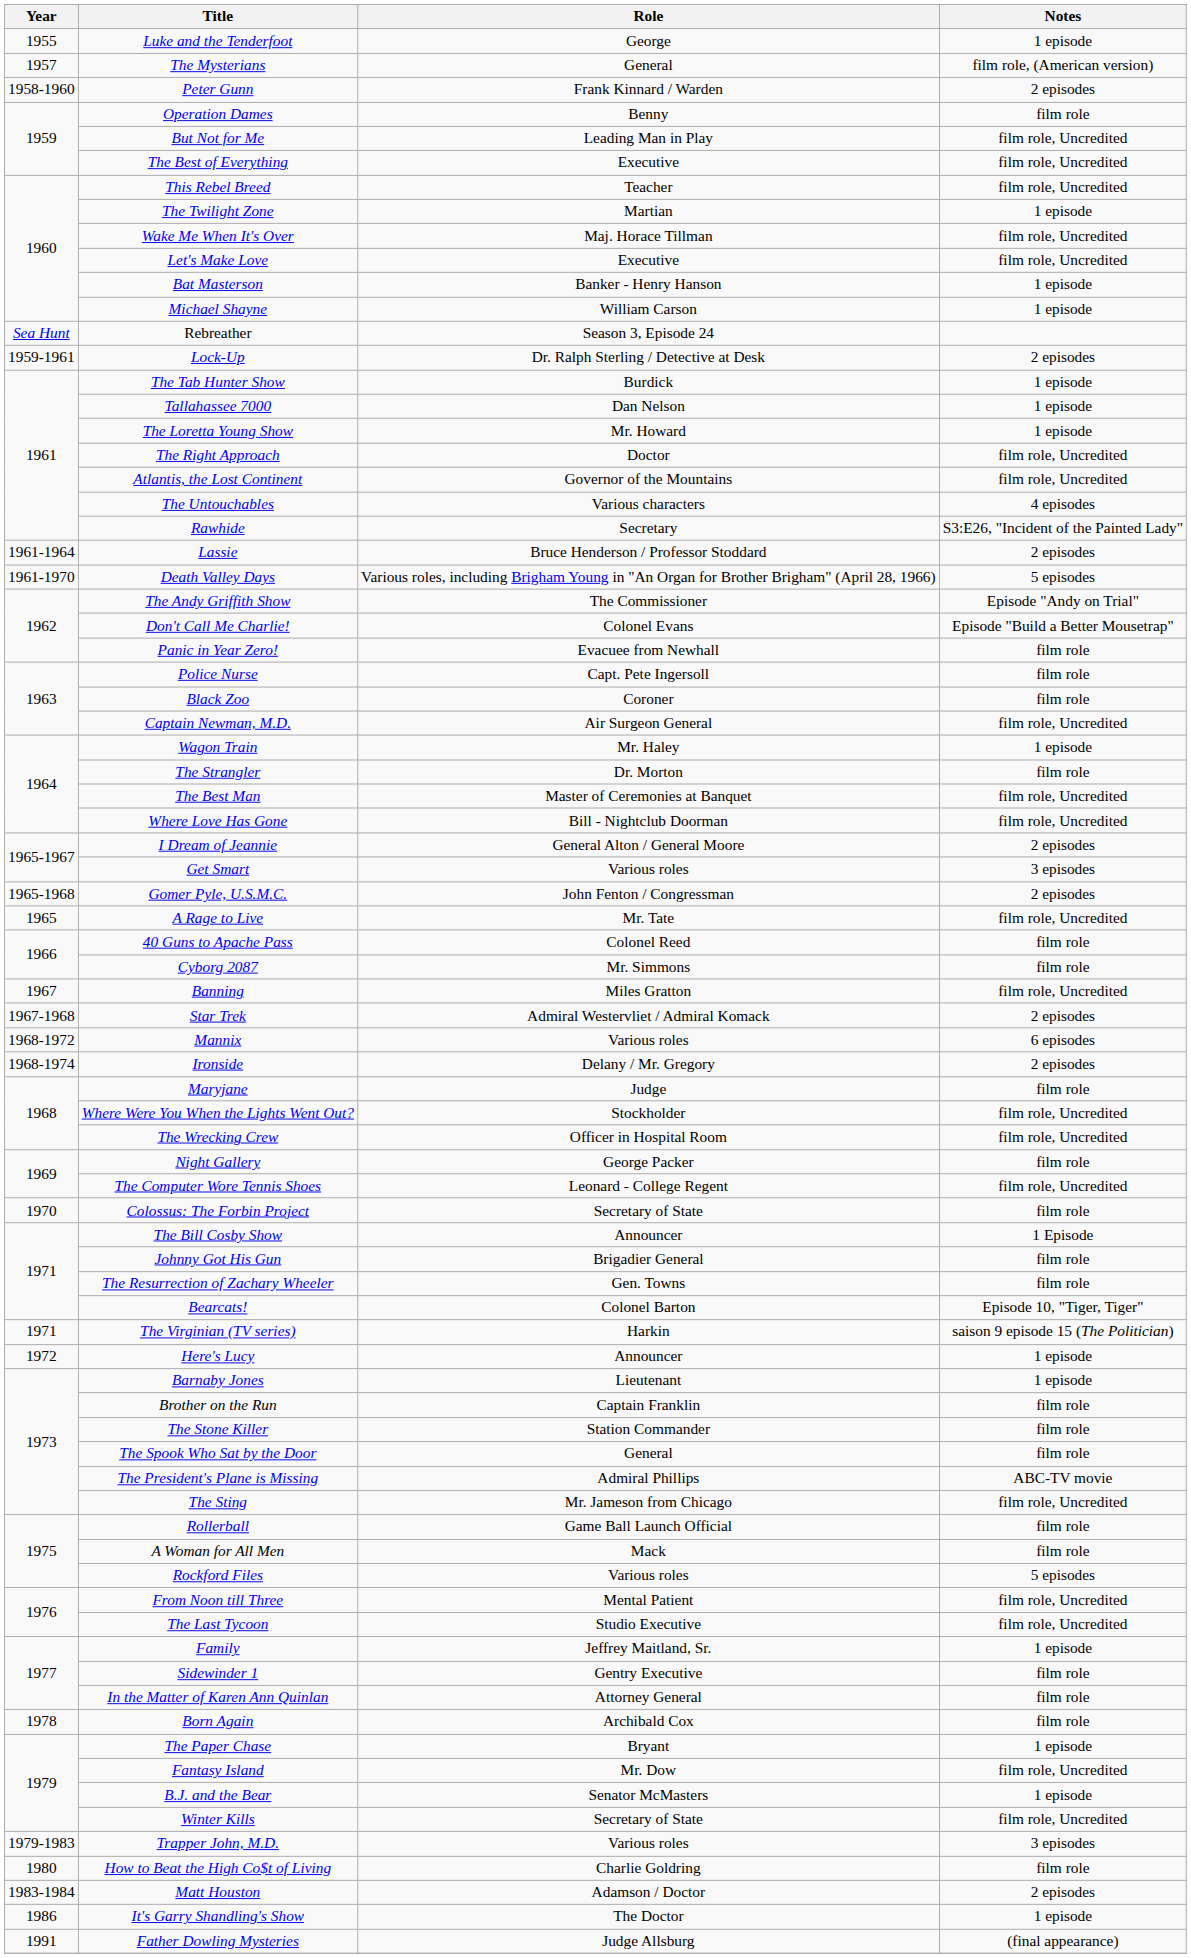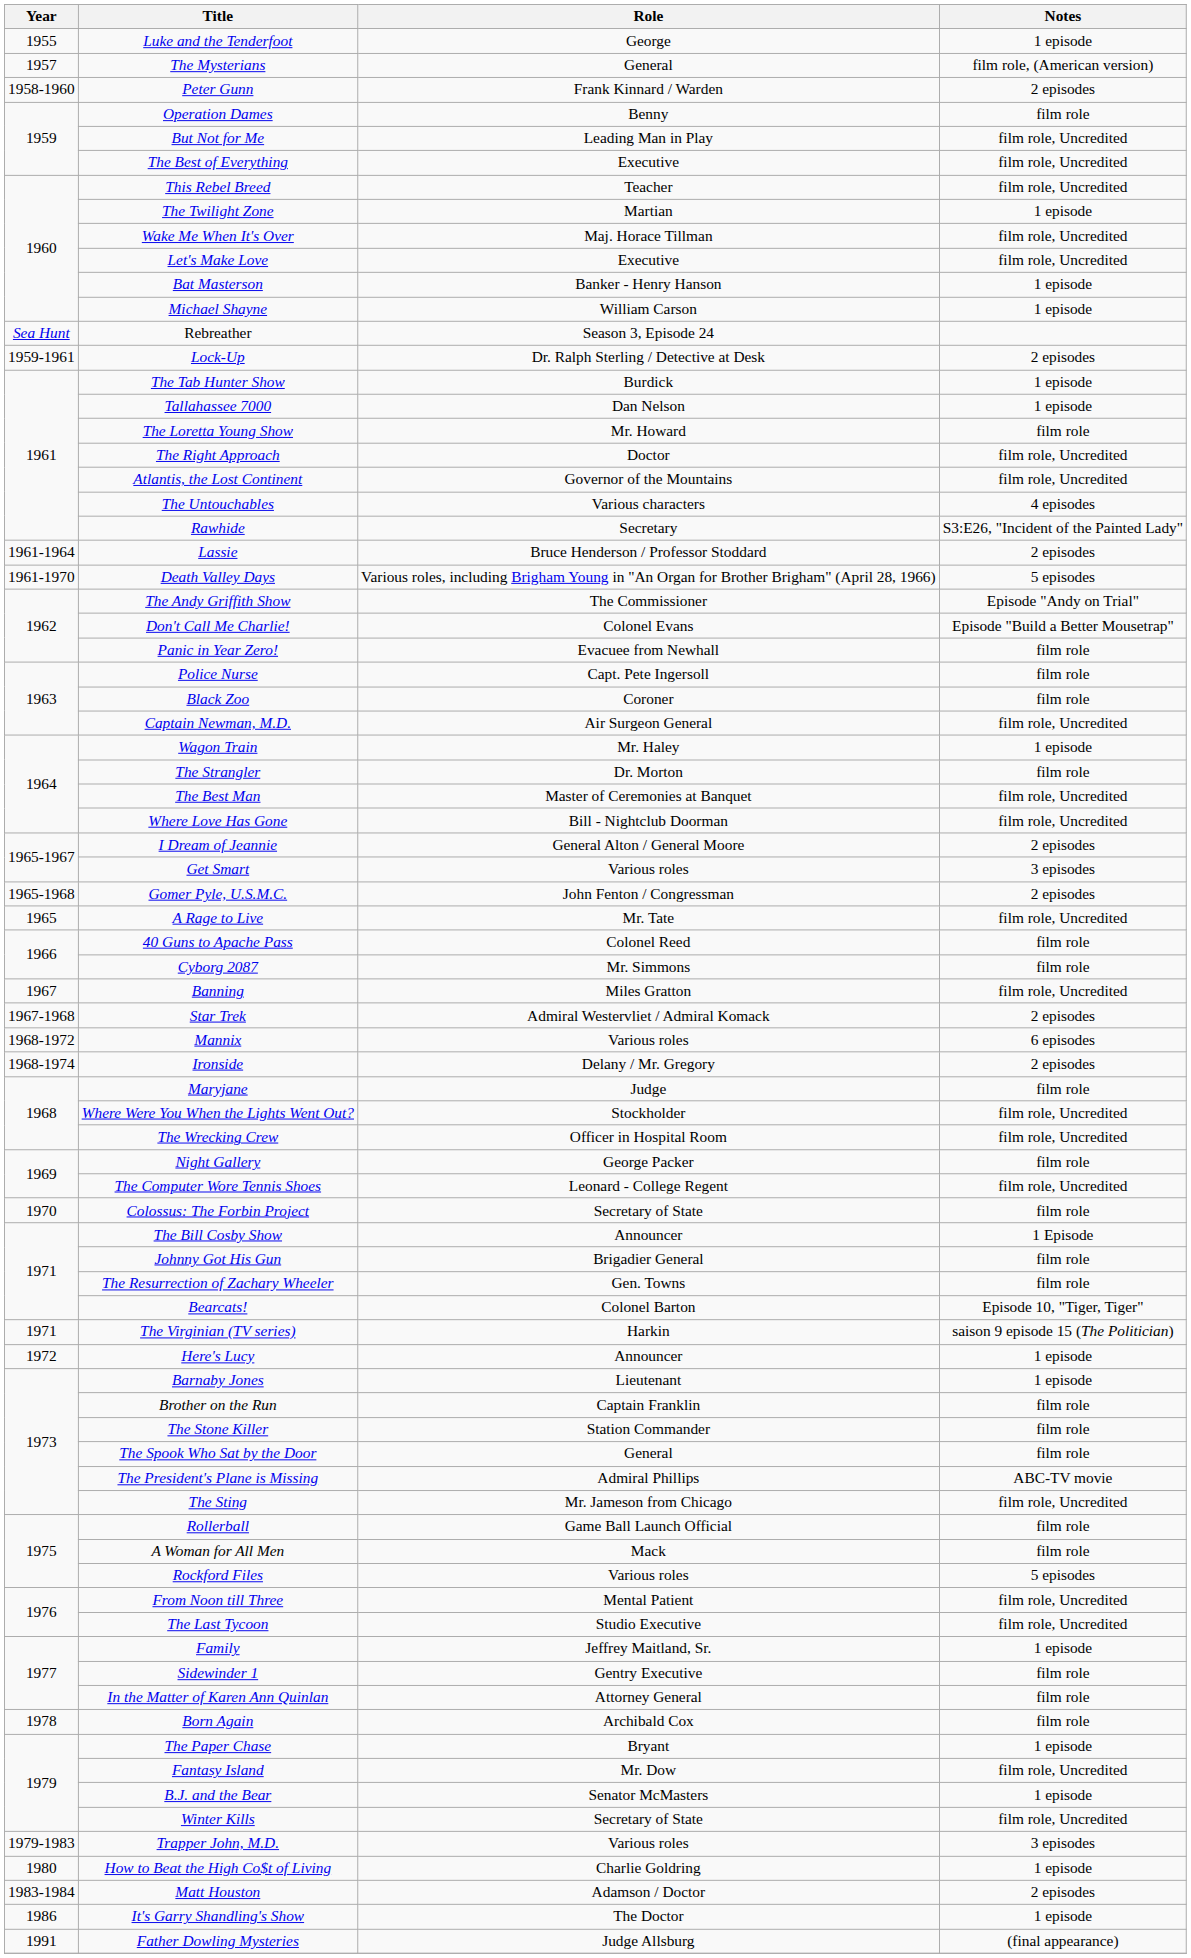(1063, 430) 1 episode -> (1063, 430) film role
(1063, 1868) film role -> (1063, 1868) 1 episode
